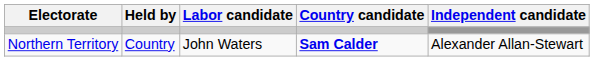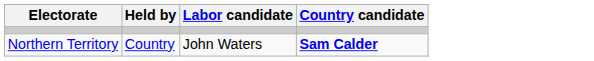- column: (509, 15)
